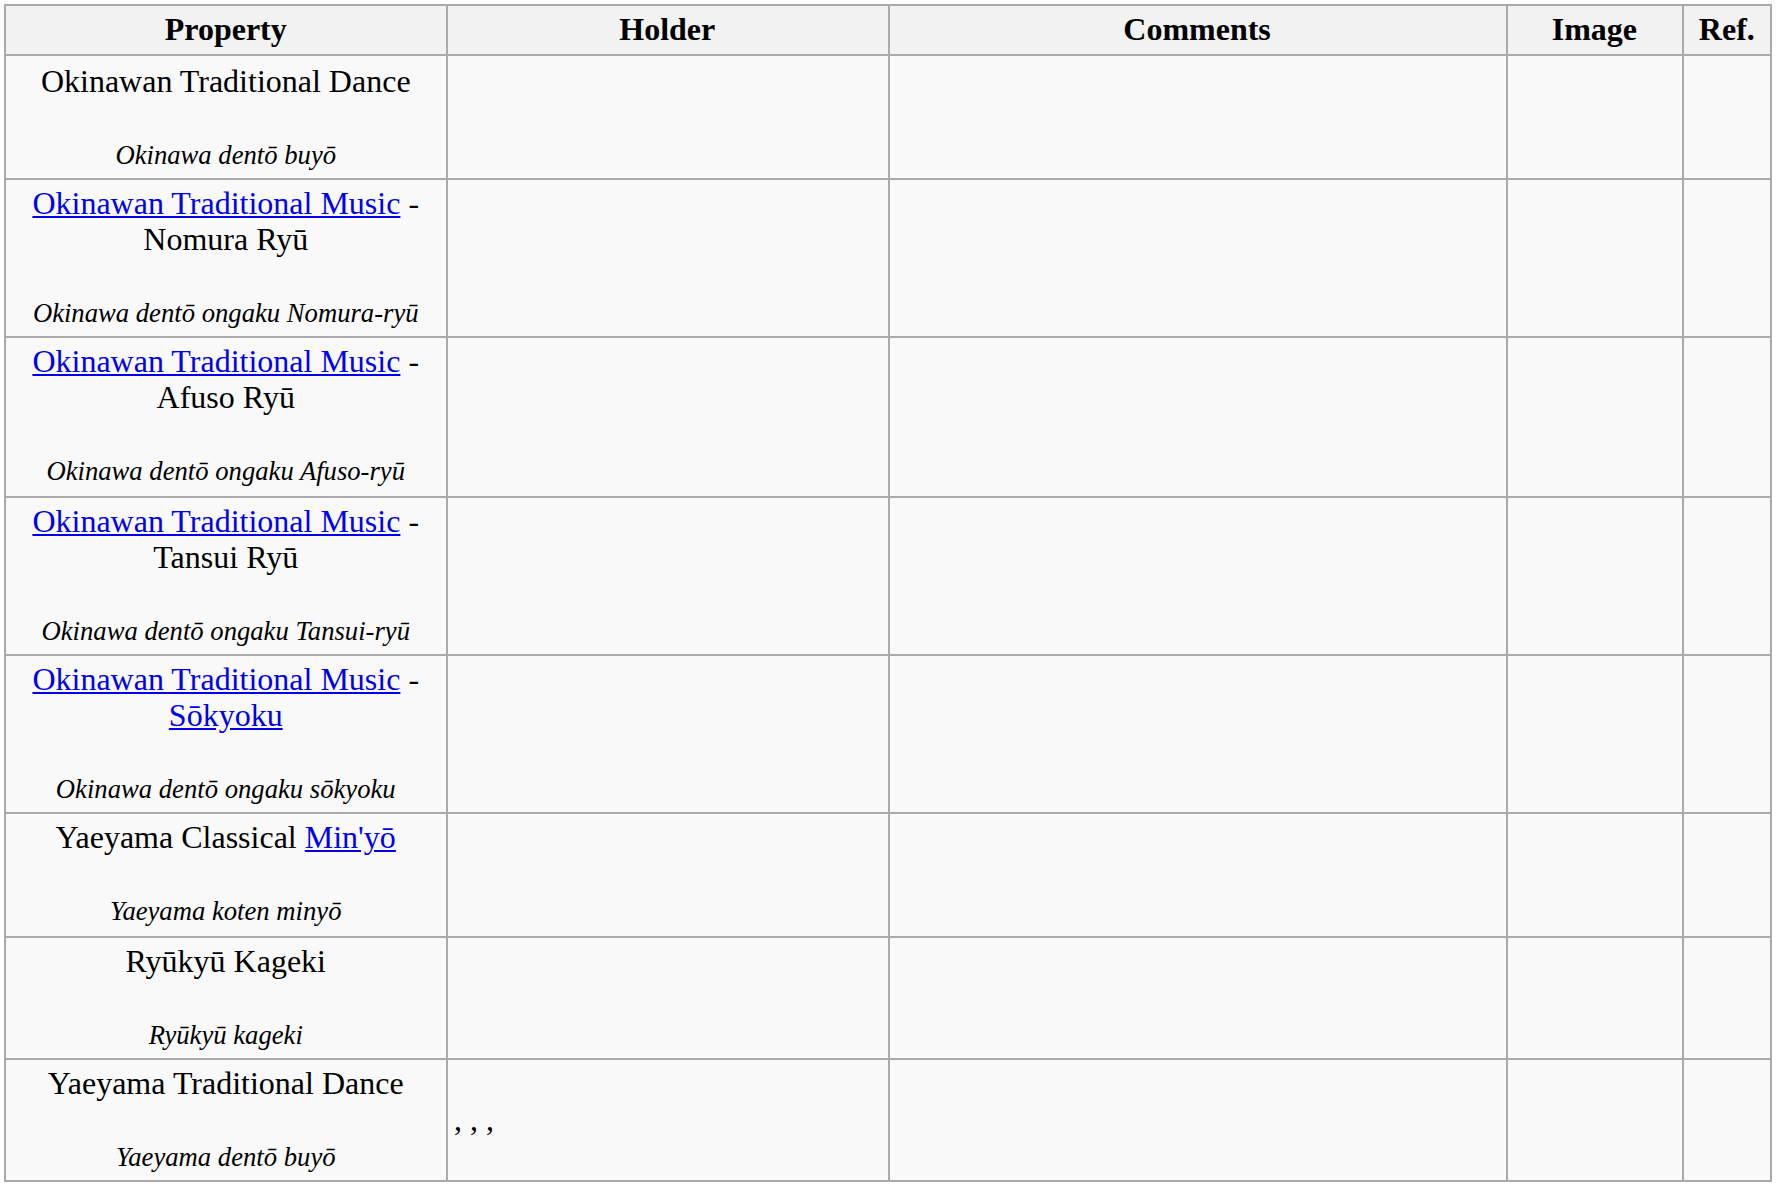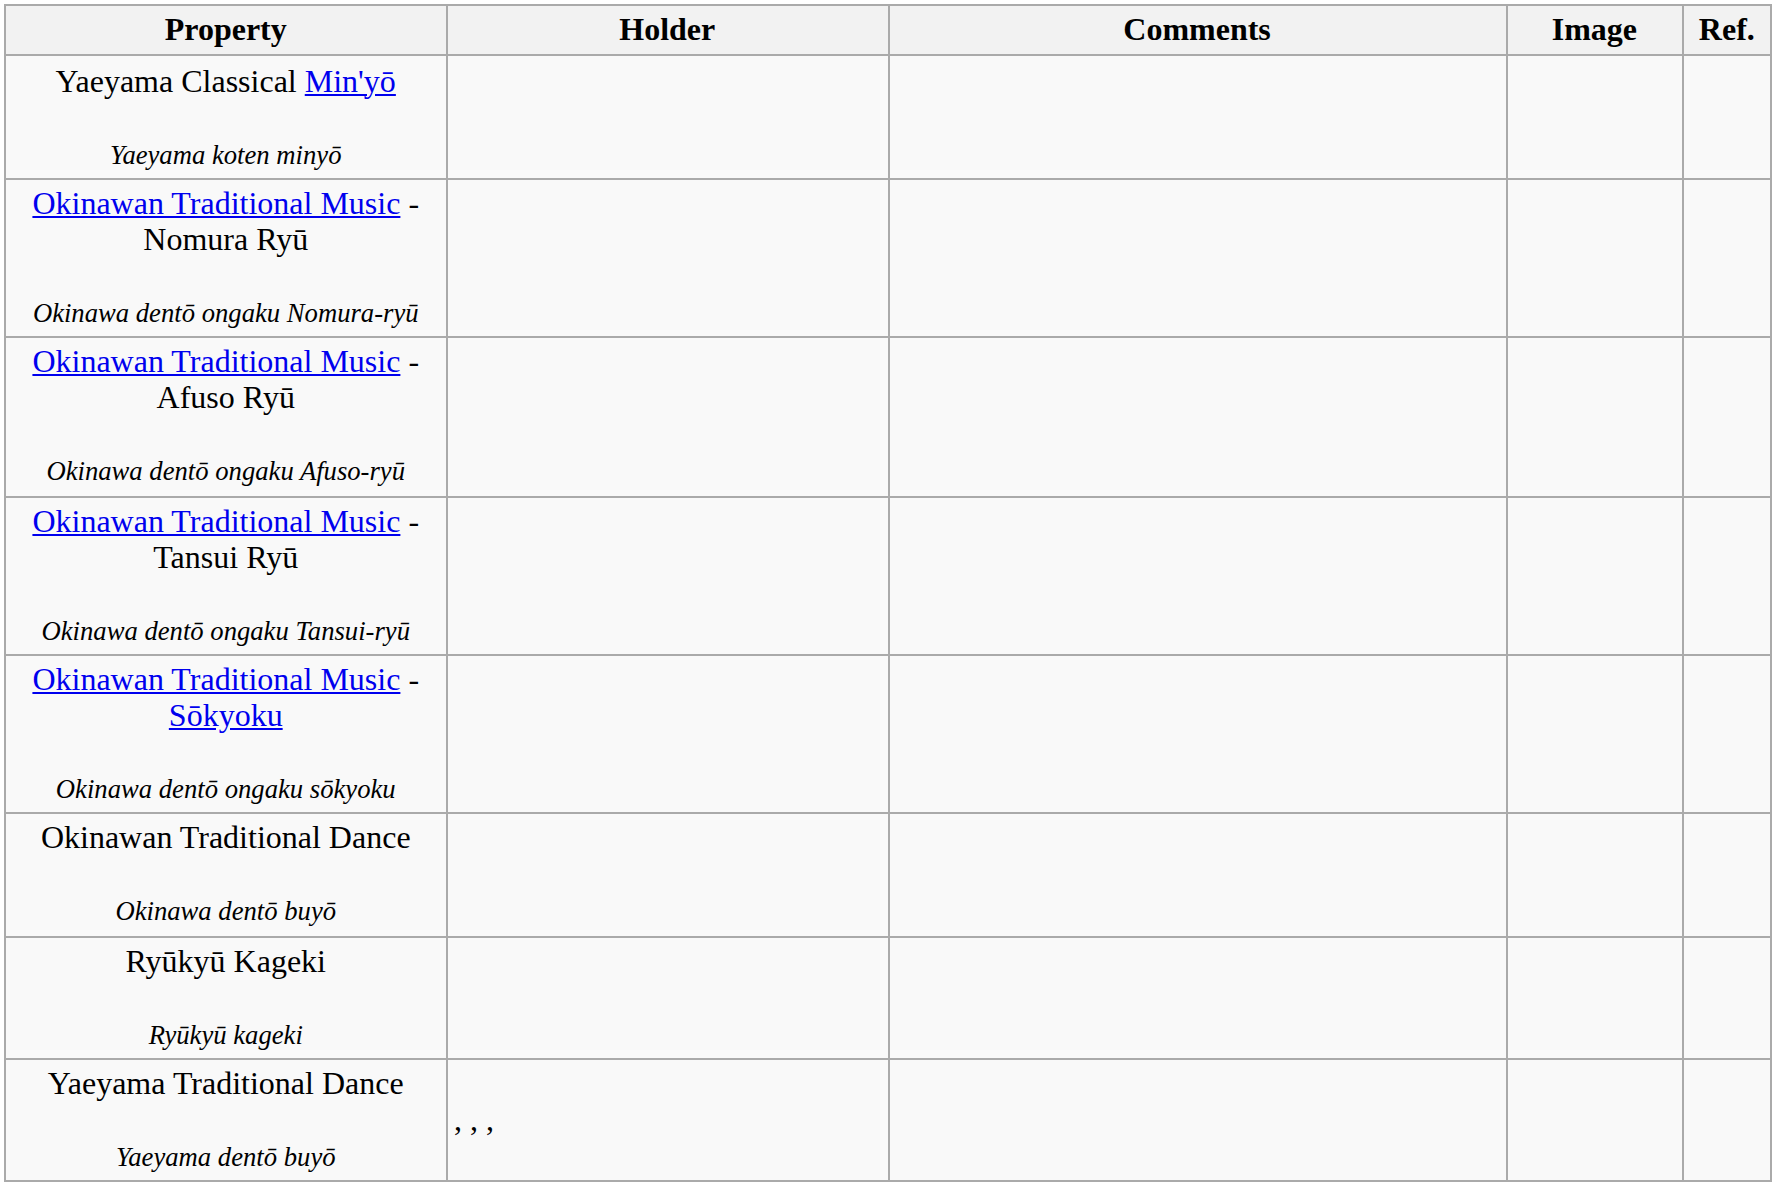rows swapped: (226, 116) <-> (226, 874)
